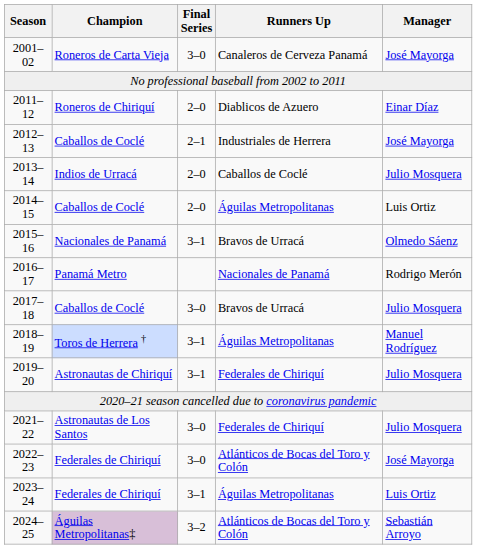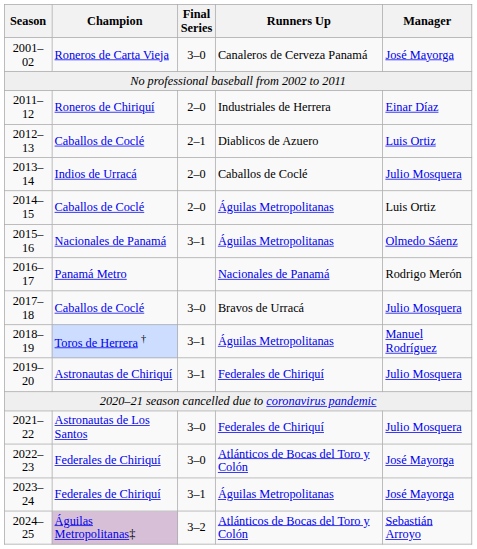(268, 107) Diablicos de Azuero -> (274, 107) Industriales de Herrera
(274, 140) Industriales de Herrera -> (268, 140) Diablicos de Azuero
(420, 140) José Mayorga -> (411, 140) Luis Ortiz
(261, 241) Bravos de Urracá -> (276, 241) Águilas Metropolitanas
(411, 494) Luis Ortiz -> (420, 494) José Mayorga
